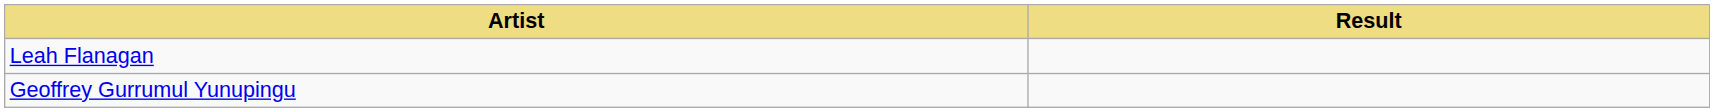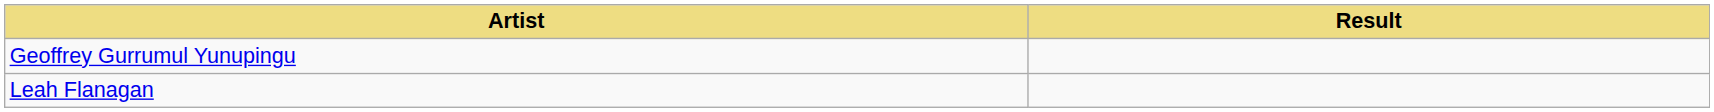rows swapped: (153, 90) <-> (82, 55)
